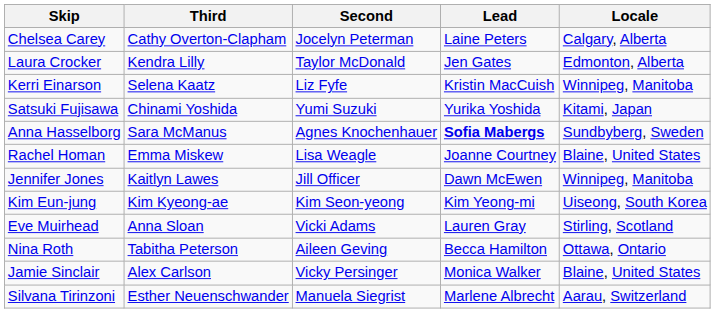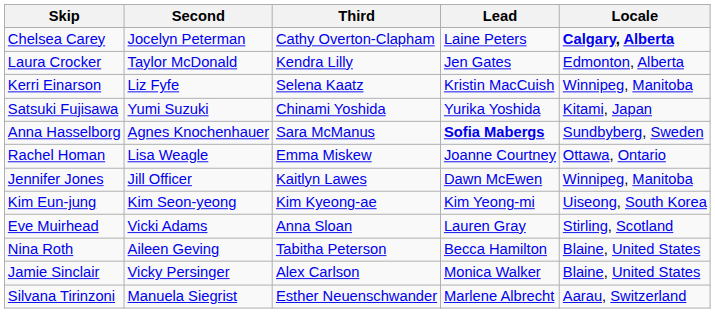columns swapped: (208, 16) <-> (366, 16)
(615, 39) normal -> (618, 39) bold
(632, 156) Blaine, United States -> (614, 156) Ottawa, Ontario
(614, 249) Ottawa, Ontario -> (632, 249) Blaine, United States
